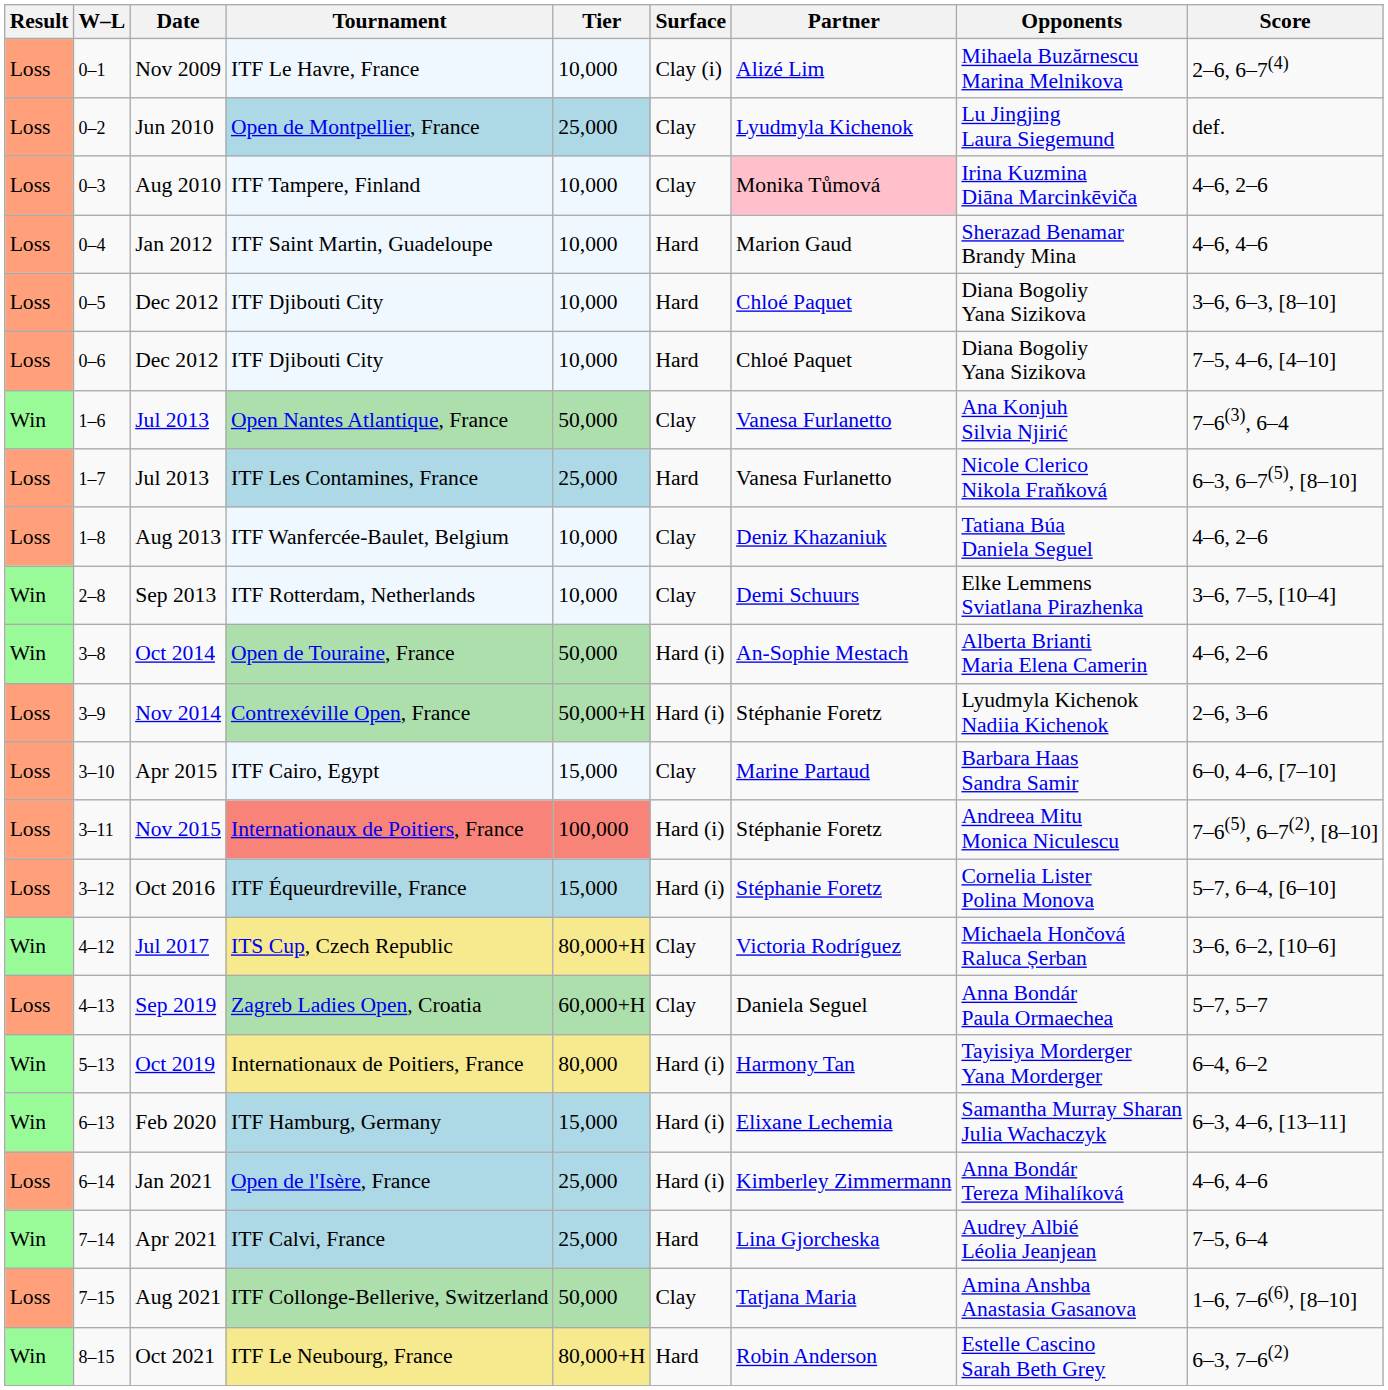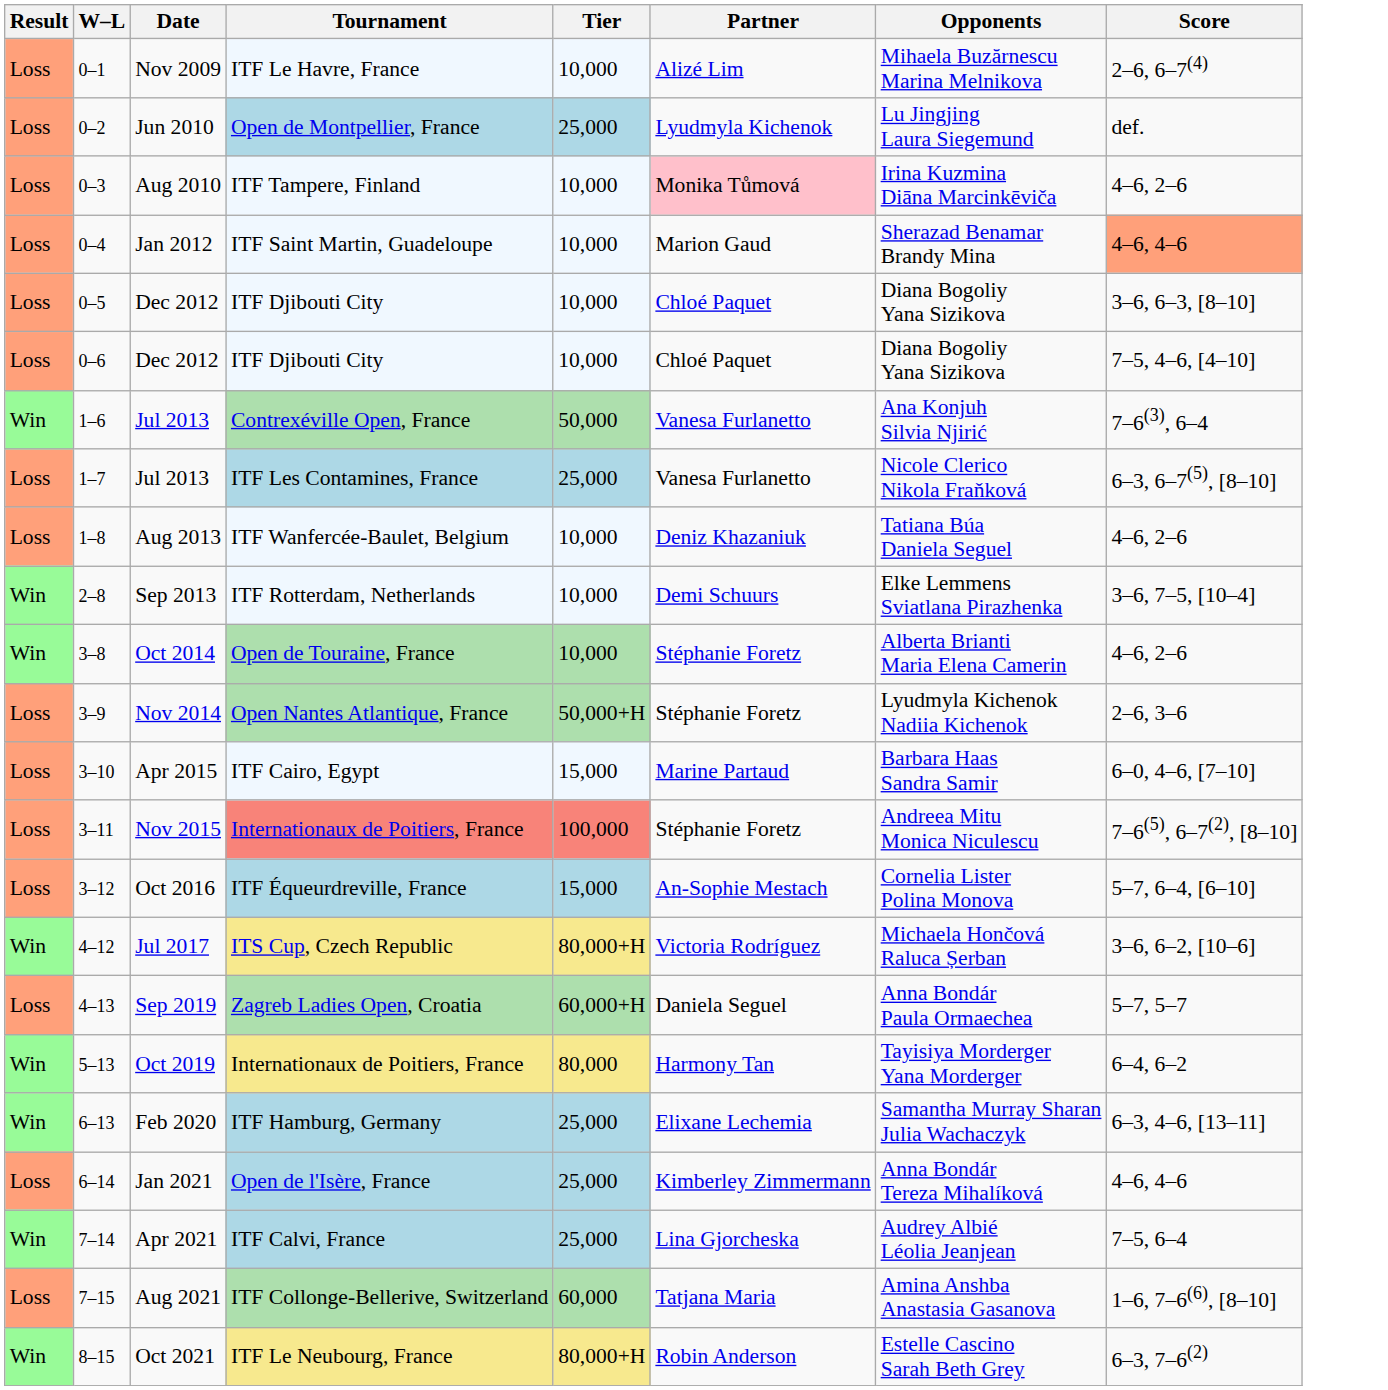- column: (691, 21)
(1230, 243) no background -> (1149, 243) lightsalmon background
(370, 419) Open Nantes Atlantique, France -> (351, 419) Contrexéville Open, France
(588, 653) 50,000 -> (588, 653) 10,000
(822, 653) An-Sophie Mestach -> (728, 653) Stéphanie Foretz
(351, 712) Contrexéville Open, France -> (370, 712) Open Nantes Atlantique, France
(809, 887) Stéphanie Foretz -> (741, 887) An-Sophie Mestach
(588, 1122) 15,000 -> (588, 1122) 25,000
(588, 1297) 50,000 -> (588, 1297) 60,000
